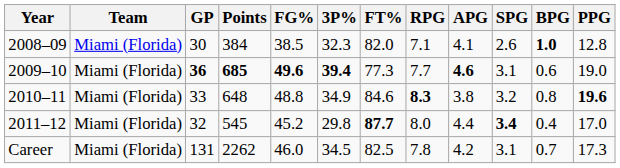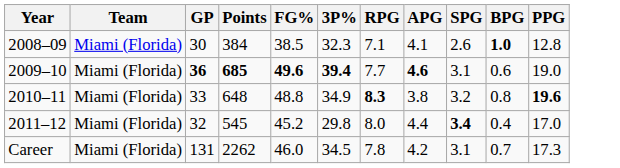- column: (383, 17)
